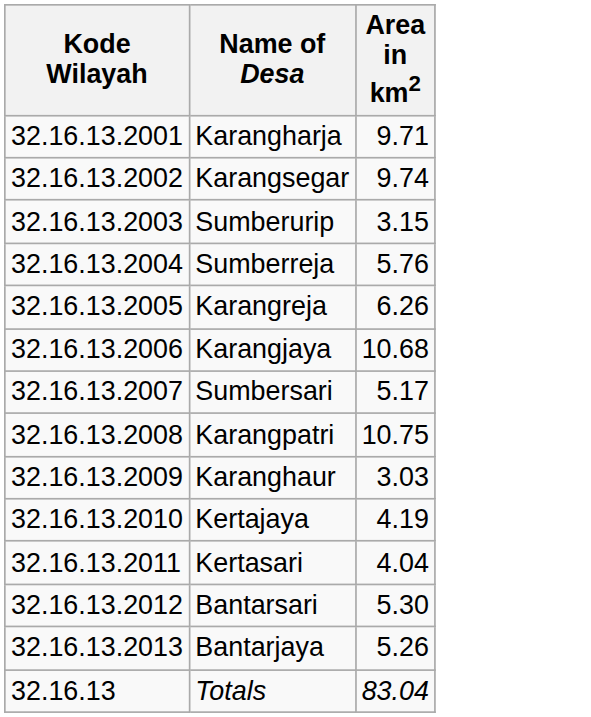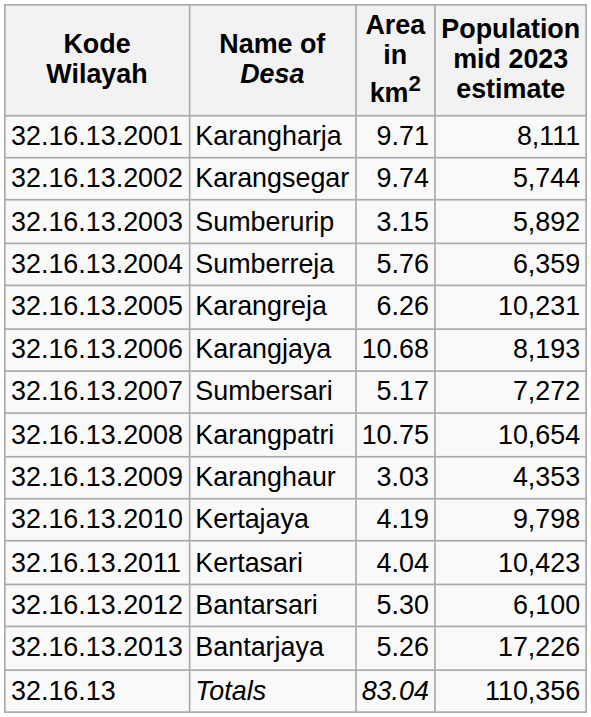+ column: (511, 59)
